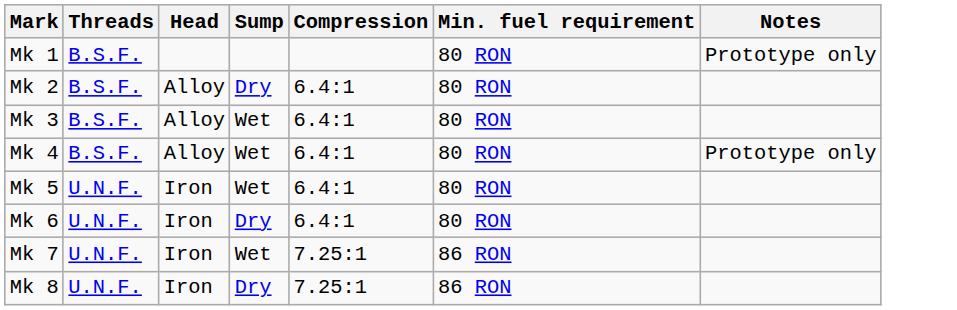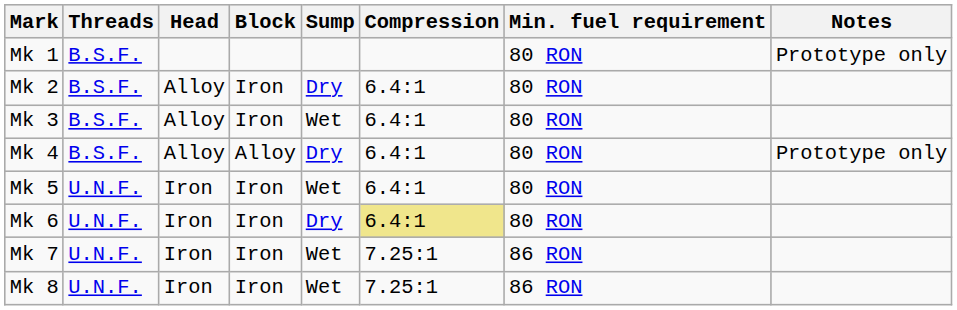+ column: (265, 21)
(253, 154) Wet -> (324, 154) Dry
(324, 221) no background -> (395, 221) khaki background
(253, 288) Dry -> (324, 288) Wet
